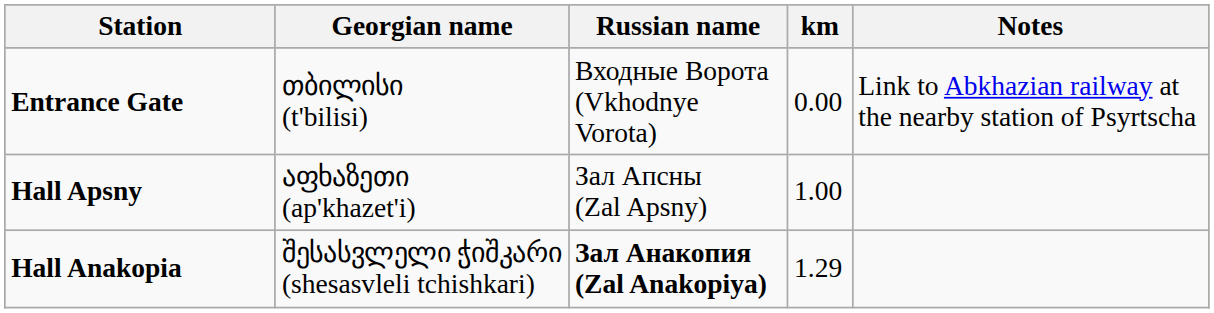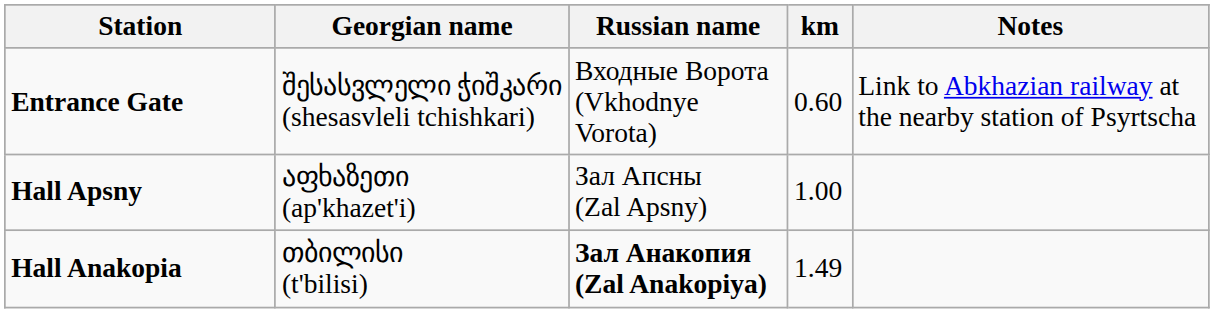(342, 101) თბილისი (t'bilisi) -> (422, 101) შესასვლელი ჭიშკარი (shesasvleli tchishkari)
(820, 101) 0.00 -> (820, 101) 0.60
(422, 269) შესასვლელი ჭიშკარი (shesasvleli tchishkari) -> (342, 269) თბილისი (t'bilisi)
(820, 269) 1.29 -> (820, 269) 1.49
